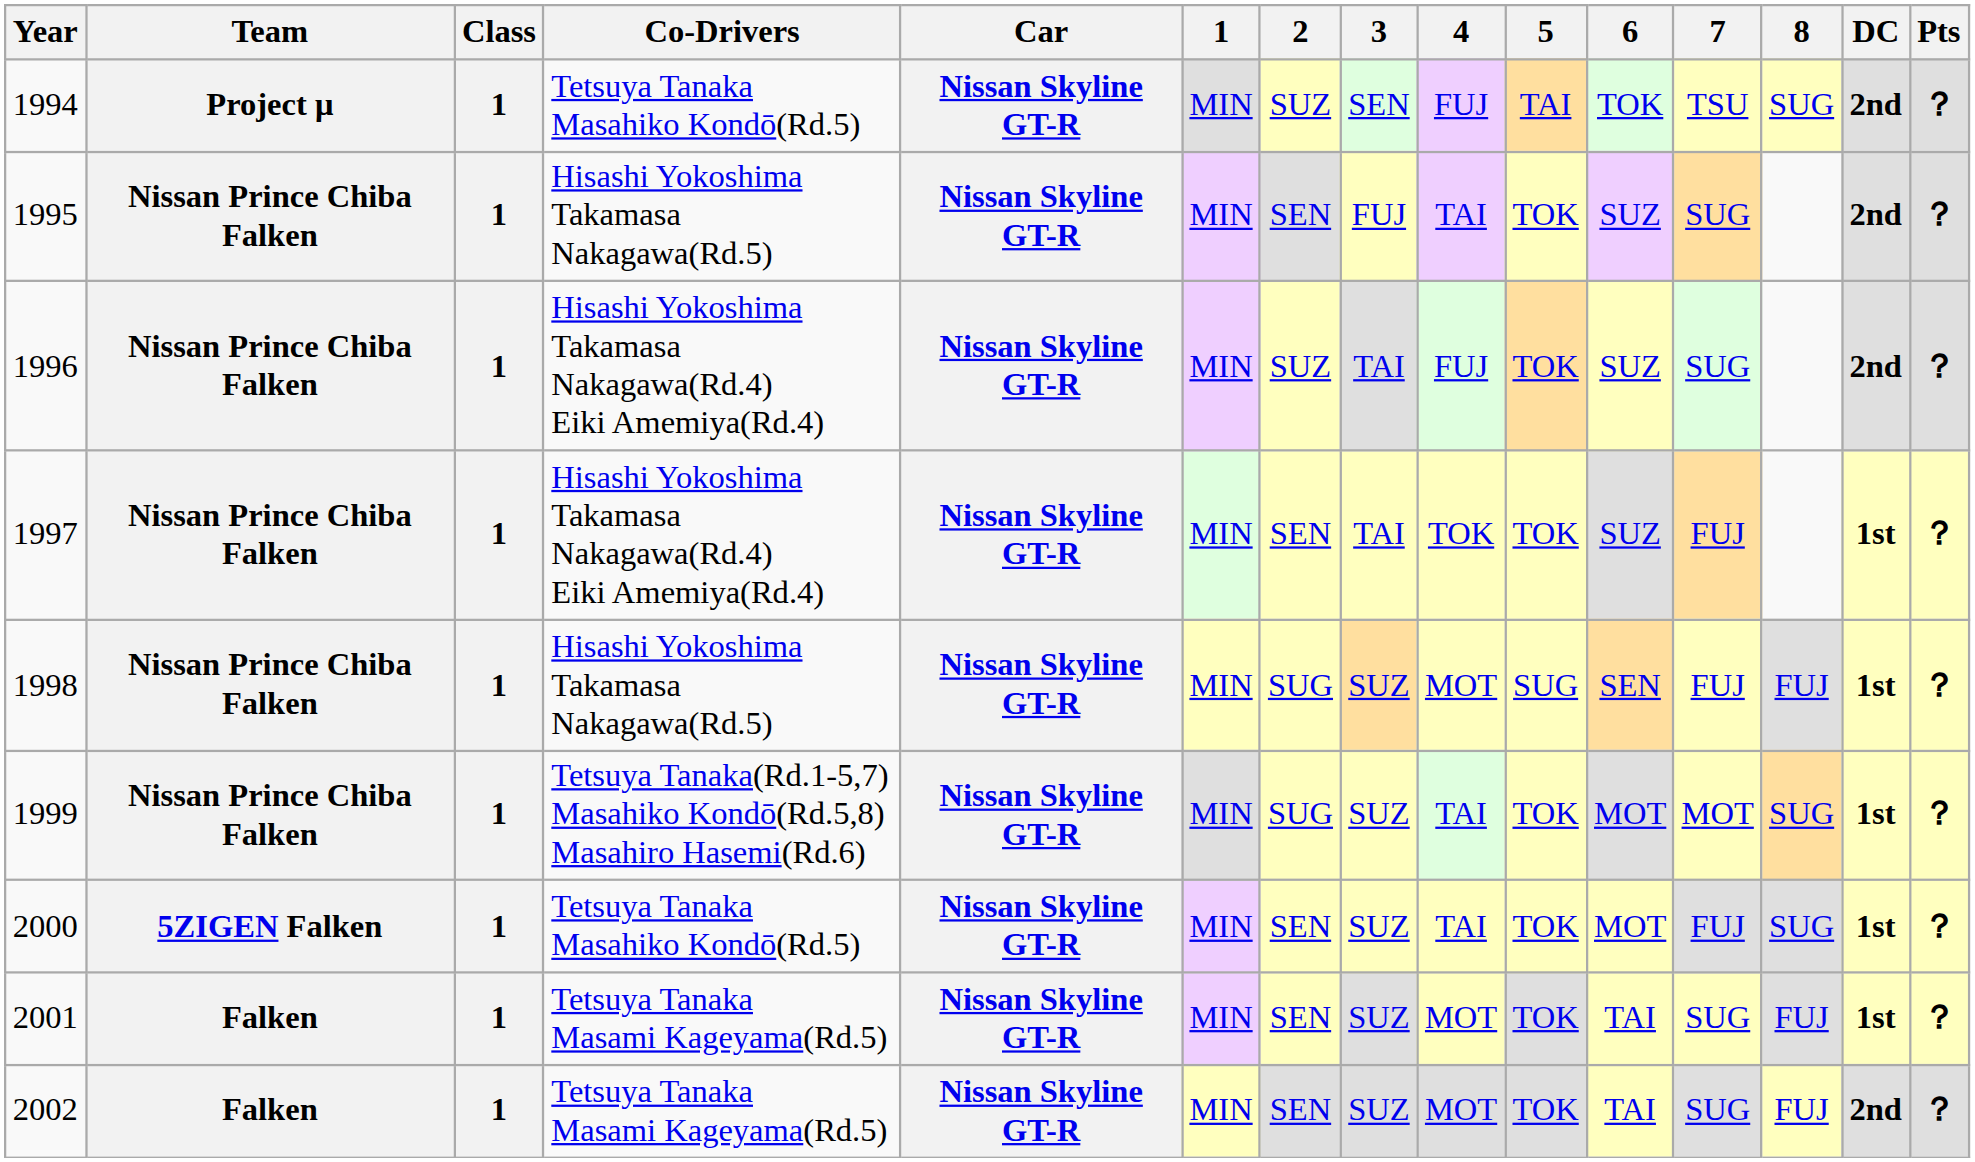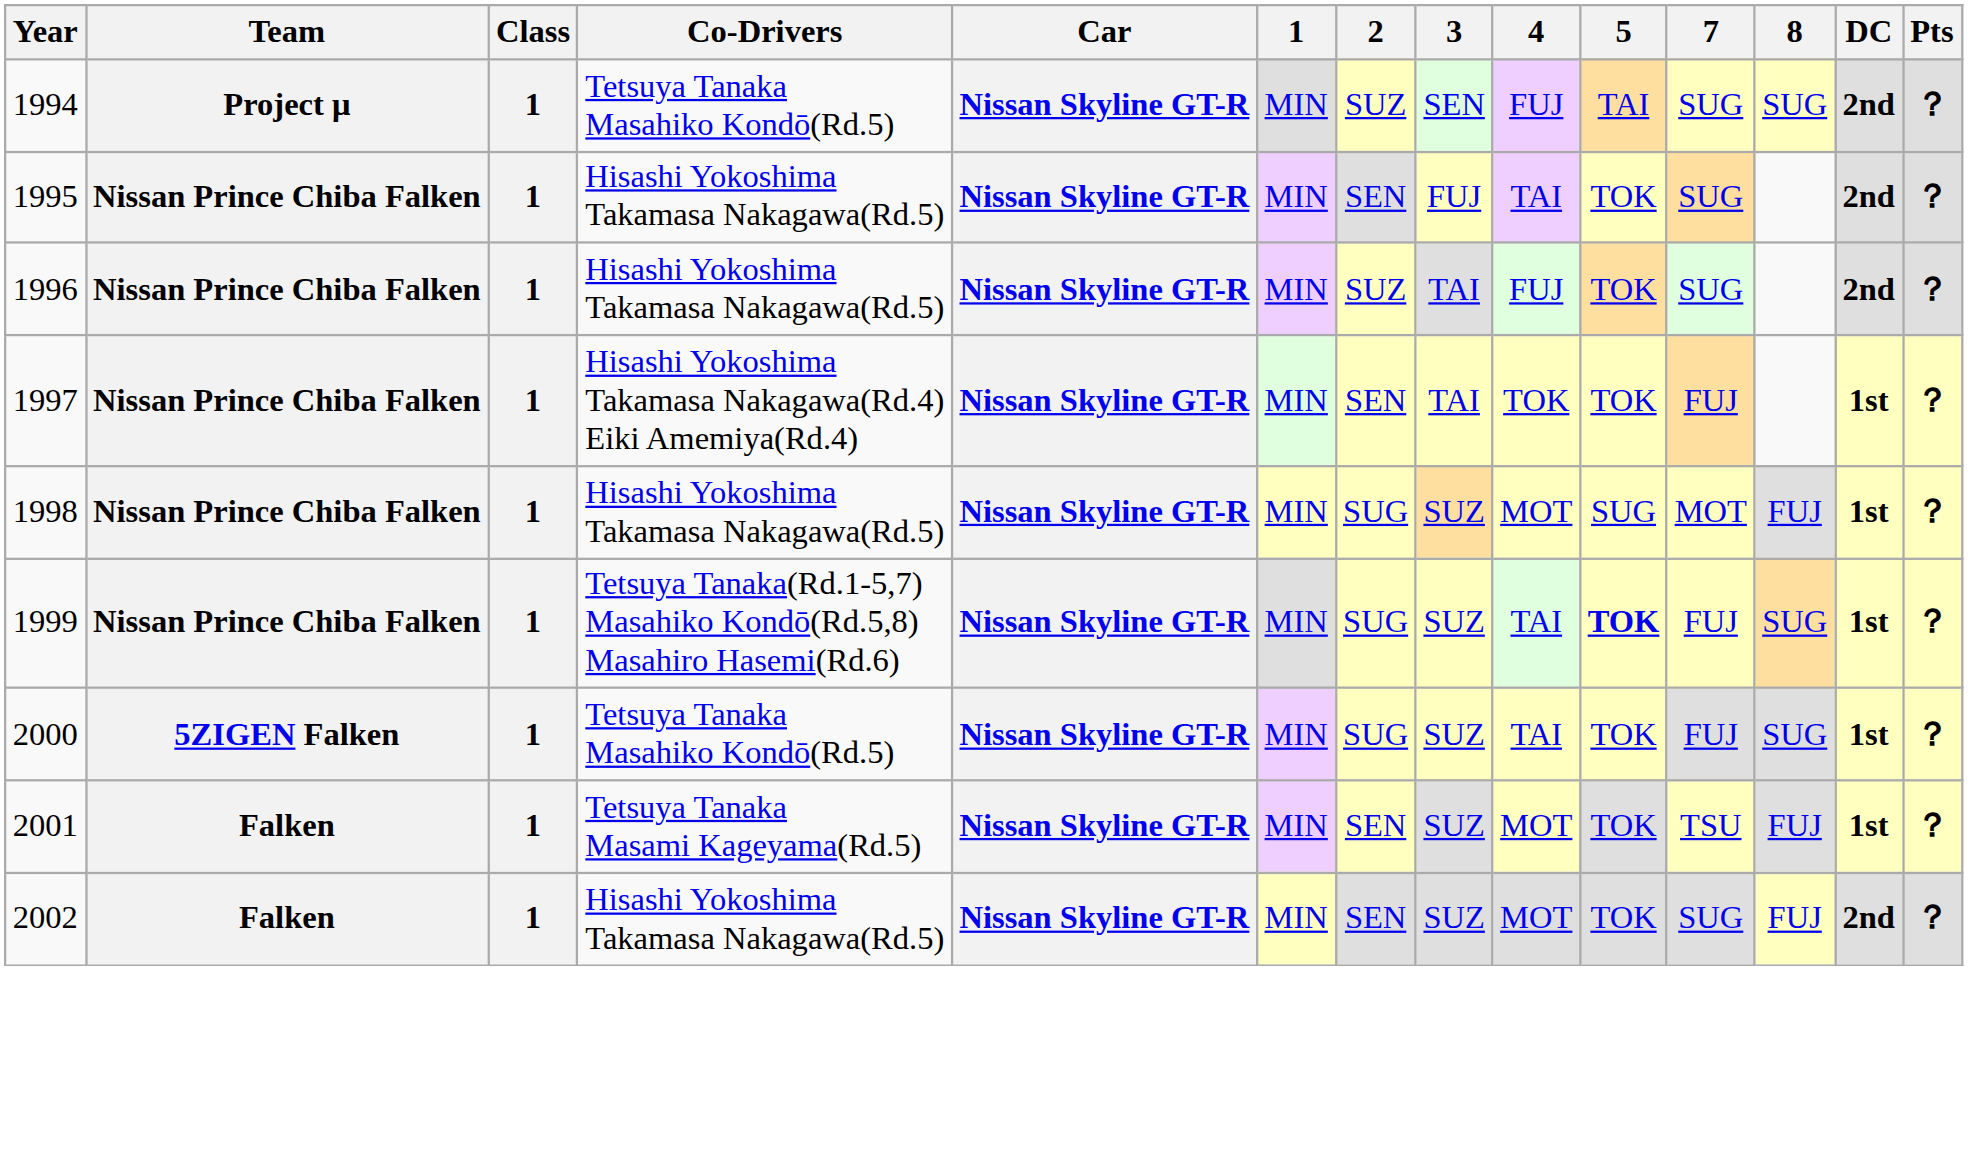- column: (1630, 31)
(1718, 104) TSU -> (1711, 104) SUG
(688, 365) Hisashi Yokoshima Takamasa Nakagawa(Rd.4) Eiki Amemiya(Rd.4) -> (765, 288) Hisashi Yokoshima Takamasa Nakagawa(Rd.5)
(1718, 684) FUJ -> (1711, 511) MOT
(1546, 814) normal -> (1624, 622) bold
(1718, 814) MOT -> (1711, 622) FUJ
(1300, 926) SEN -> (1376, 734) SUG
(1718, 1018) SUG -> (1711, 826) TSU
(719, 1110) Tetsuya Tanaka Masami Kageyama(Rd.5) -> (765, 918) Hisashi Yokoshima Takamasa Nakagawa(Rd.5)
